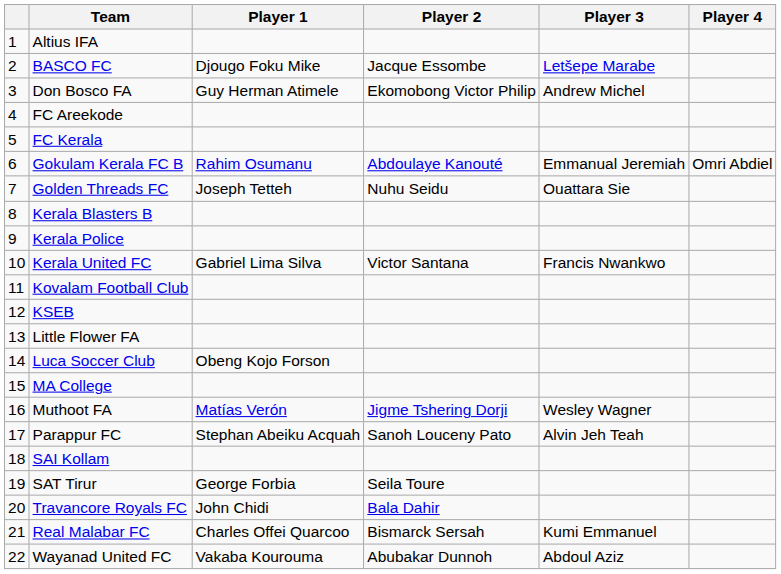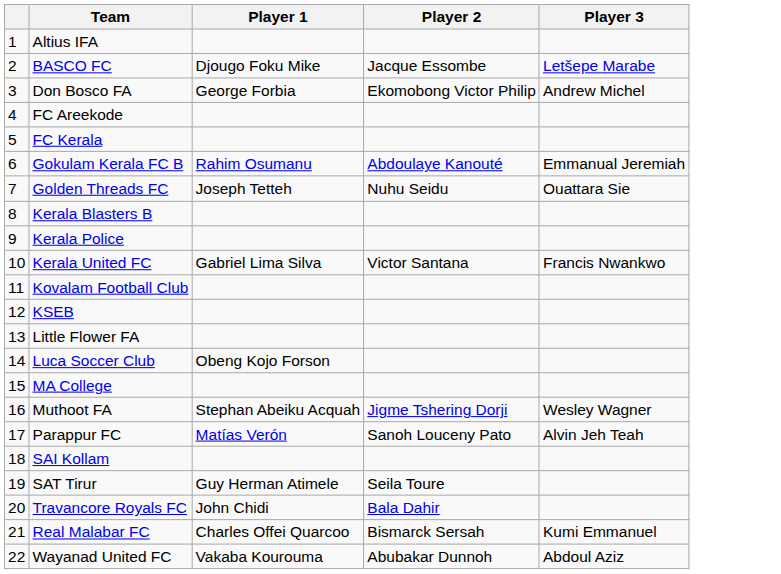- column: (732, 17)
(267, 91) Guy Herman Atimele -> (246, 91) George Forbia
(241, 410) Matías Verón -> (278, 410) Stephan Abeiku Acquah
(278, 434) Stephan Abeiku Acquah -> (241, 434) Matías Verón
(246, 483) George Forbia -> (267, 483) Guy Herman Atimele
